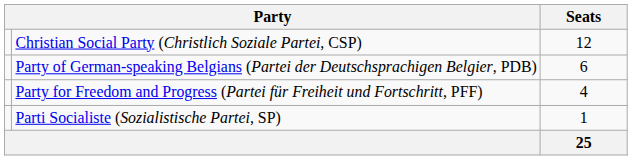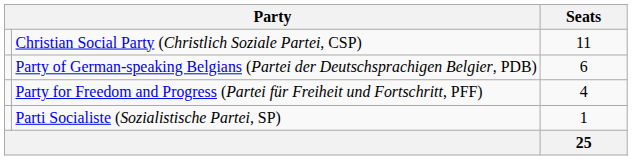(584, 42) 12 -> (584, 42) 11
